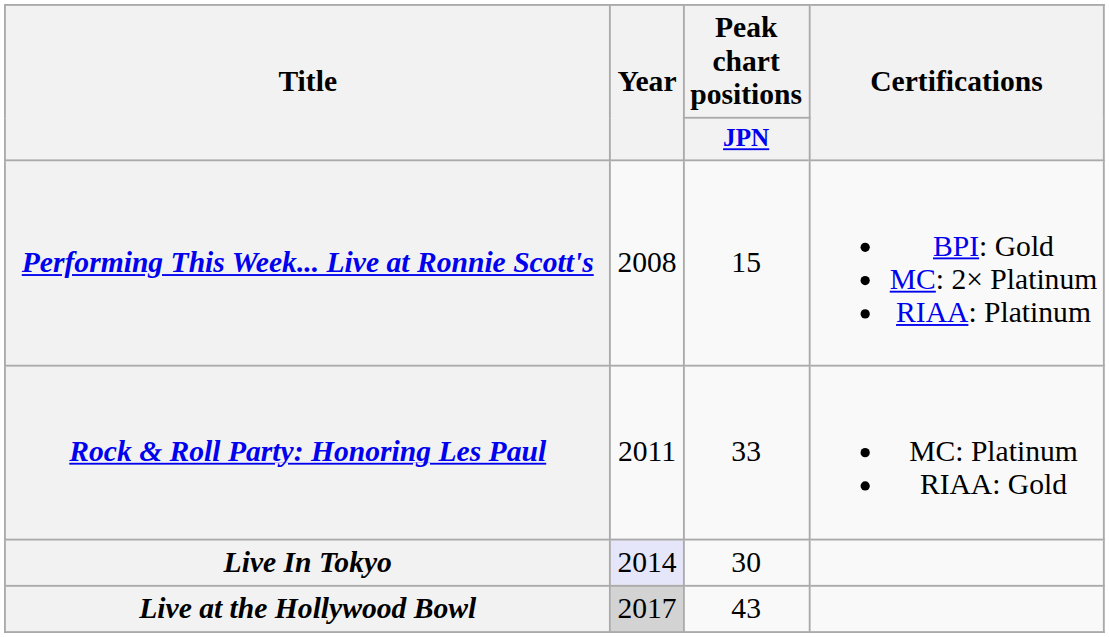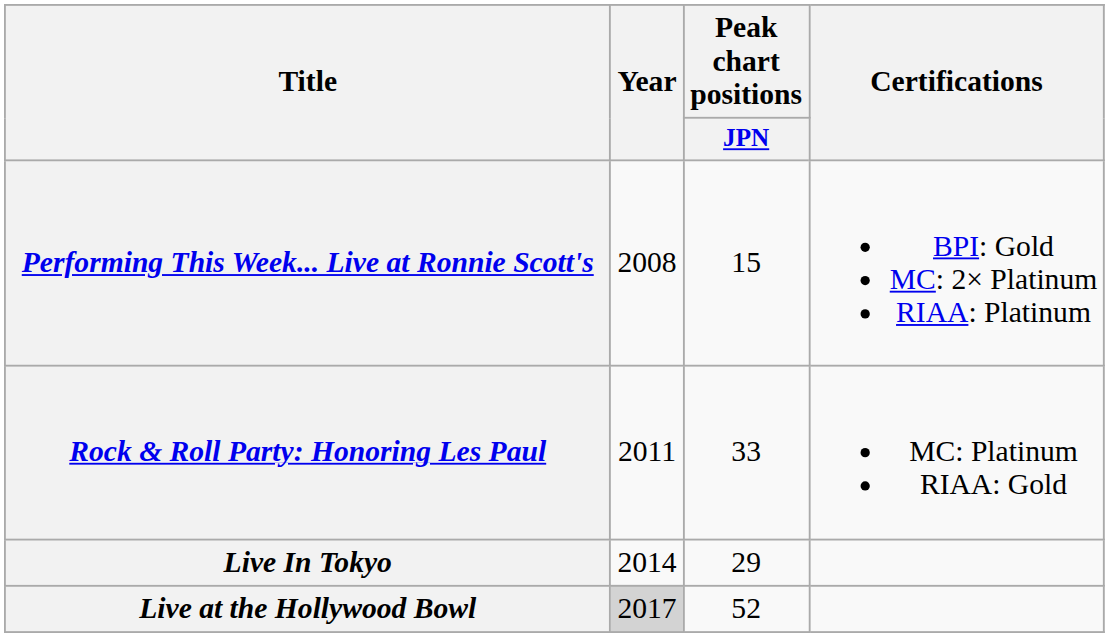(647, 561) lavender background -> (647, 561) no background
(746, 561) 30 -> (746, 561) 29
(746, 608) 43 -> (746, 608) 52
